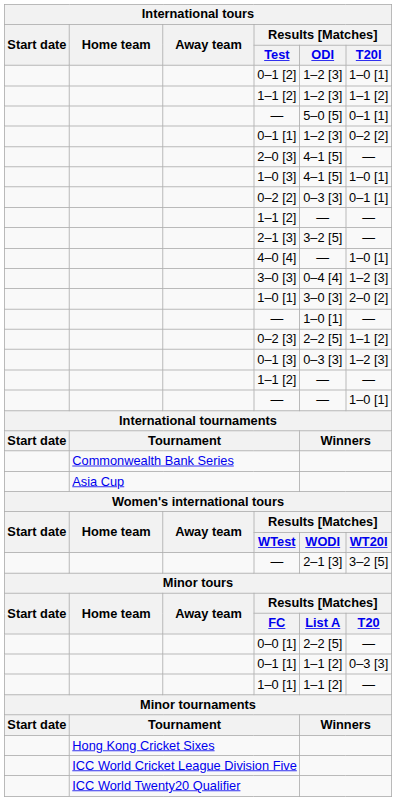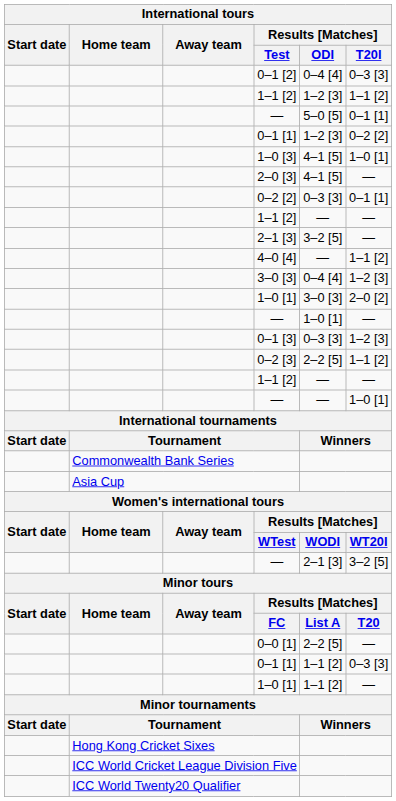(323, 75) 1–2 [3] -> (323, 75) 0–4 [4]
(369, 75) 1–0 [1] -> (369, 75) 0–3 [3]
rows swapped: (116, 177) <-> (116, 157)
(369, 258) 1–0 [1] -> (369, 258) 1–1 [2]
rows swapped: (116, 360) <-> (116, 339)
